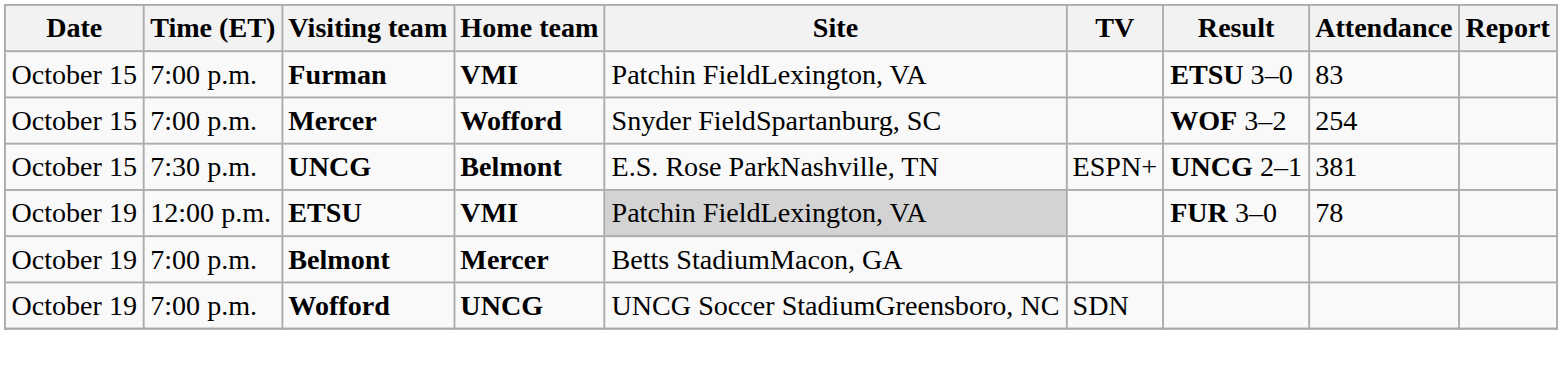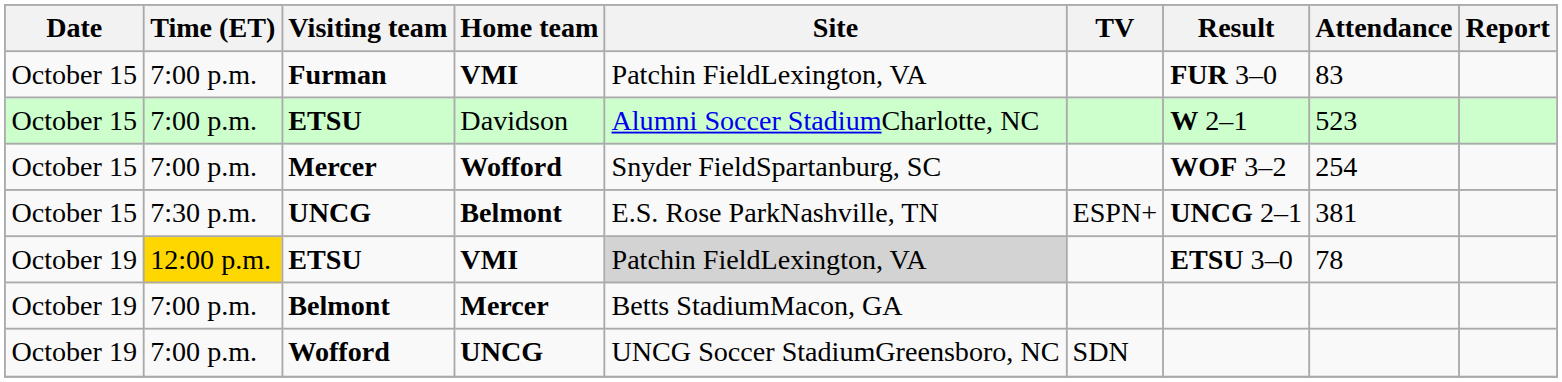(1231, 74) ETSU 3–0 -> (1224, 74) FUR 3–0
+ row: (325, 120)
(211, 213) no background -> (211, 259) gold background
(1224, 213) FUR 3–0 -> (1231, 259) ETSU 3–0
